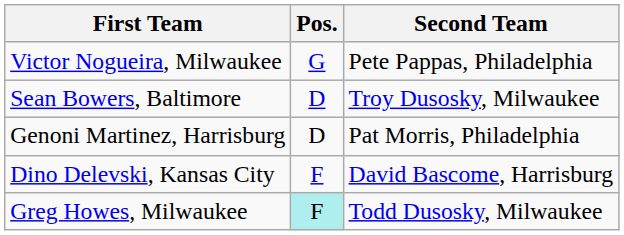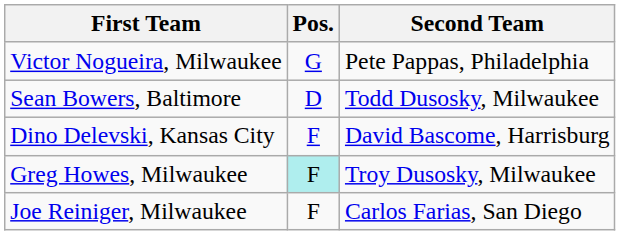(474, 98) Troy Dusosky, Milwaukee -> (472, 98) Todd Dusosky, Milwaukee
- row: (148, 135)
(476, 211) Todd Dusosky, Milwaukee -> (470, 173) Troy Dusosky, Milwaukee
+ row: (128, 211)
